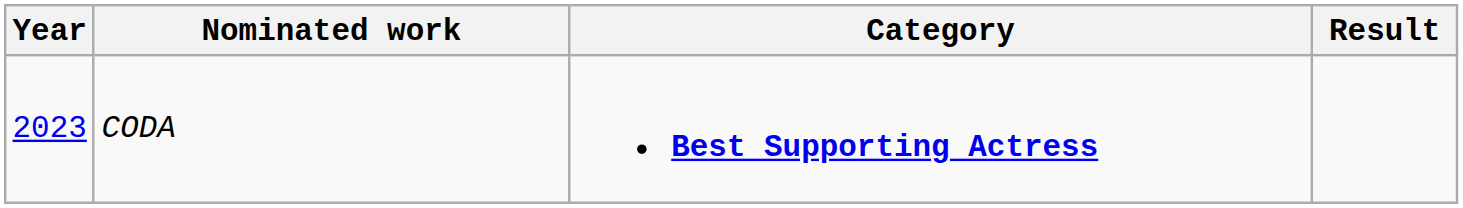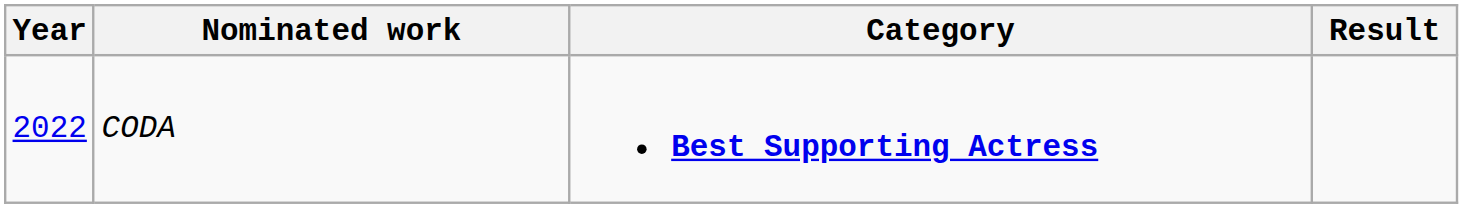(50, 130) 2023 -> (50, 130) 2022
